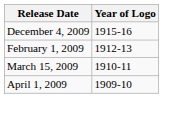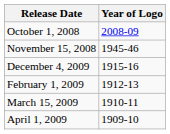+ row: (43, 31)
+ row: (52, 48)
